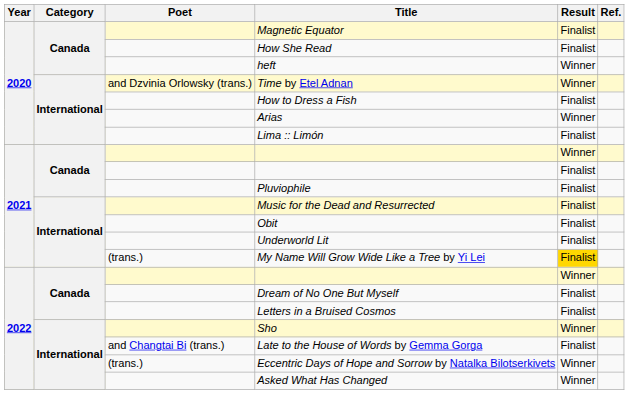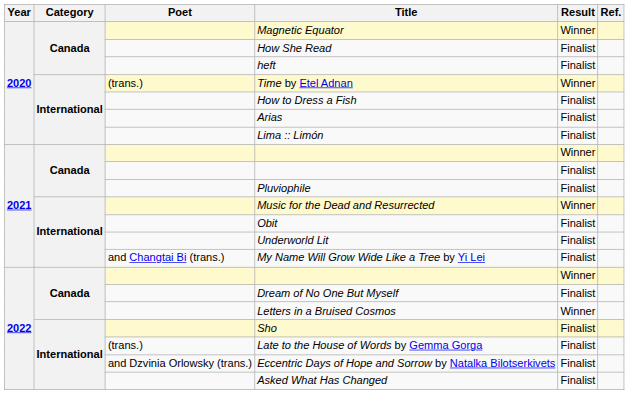(578, 30) Finalist -> (578, 30) Winner
(578, 65) Winner -> (578, 65) Finalist
(180, 83) and Dzvinia Orlowsky (trans.) -> (125, 83) (trans.)
(578, 118) Winner -> (578, 118) Finalist
(578, 205) Finalist -> (578, 205) Winner
(125, 258) (trans.) -> (166, 258) and Changtai Bi (trans.)
(578, 258) gold background -> (578, 258) no background
(578, 310) Finalist -> (578, 310) Winner
(578, 328) Winner -> (578, 328) Finalist
(166, 345) and Changtai Bi (trans.) -> (125, 345) (trans.)
(125, 363) (trans.) -> (180, 363) and Dzvinia Orlowsky (trans.)
(578, 363) Winner -> (578, 363) Finalist
(578, 380) Winner -> (578, 380) Finalist
